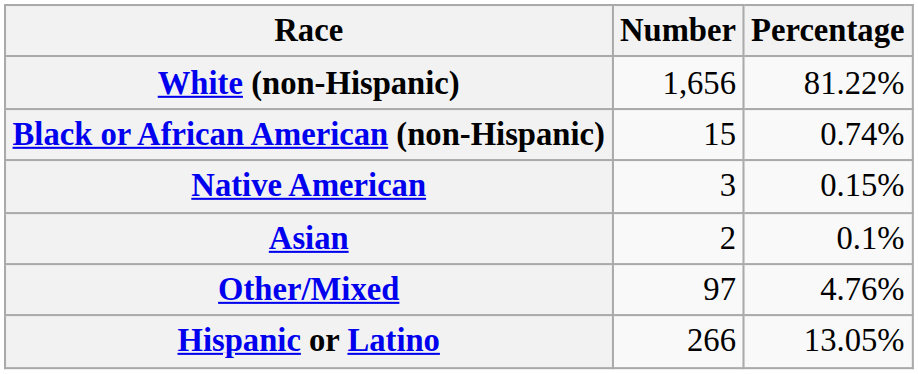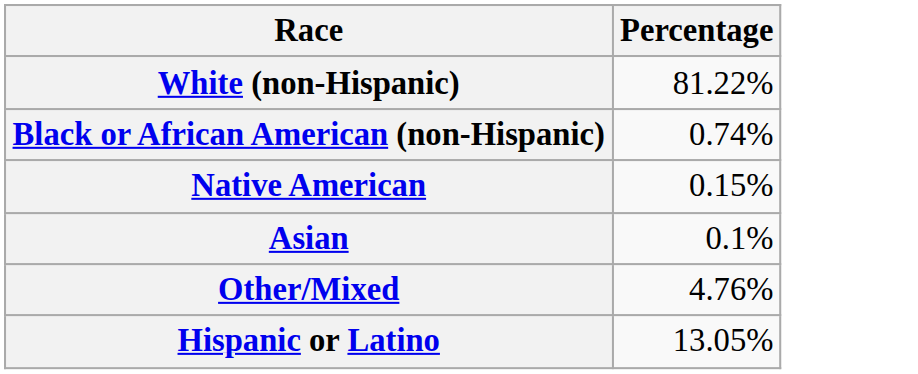- column: (678, 30)
